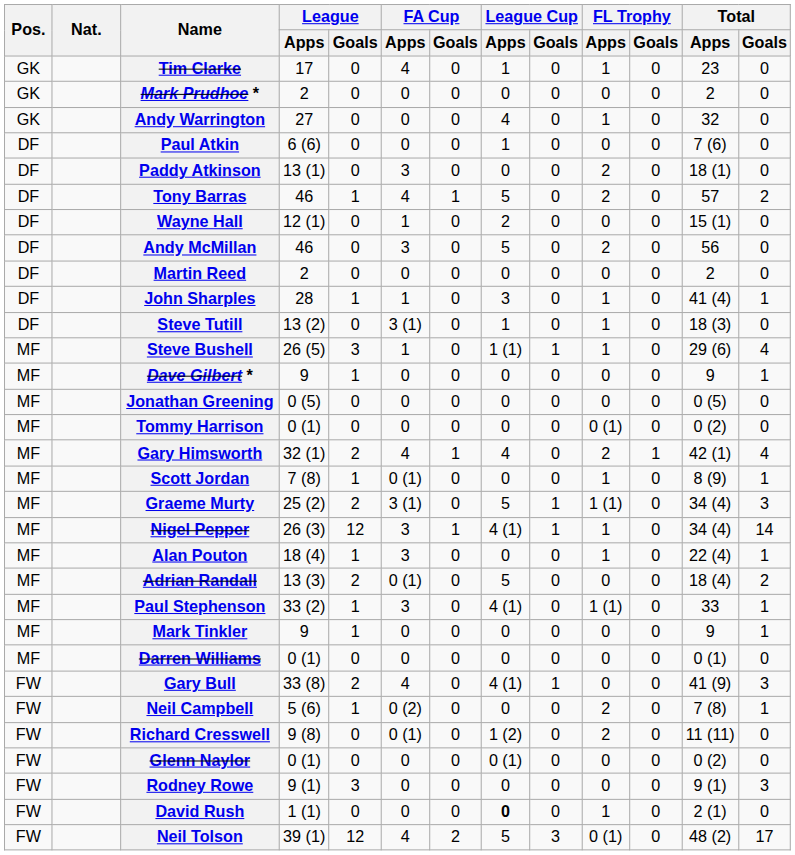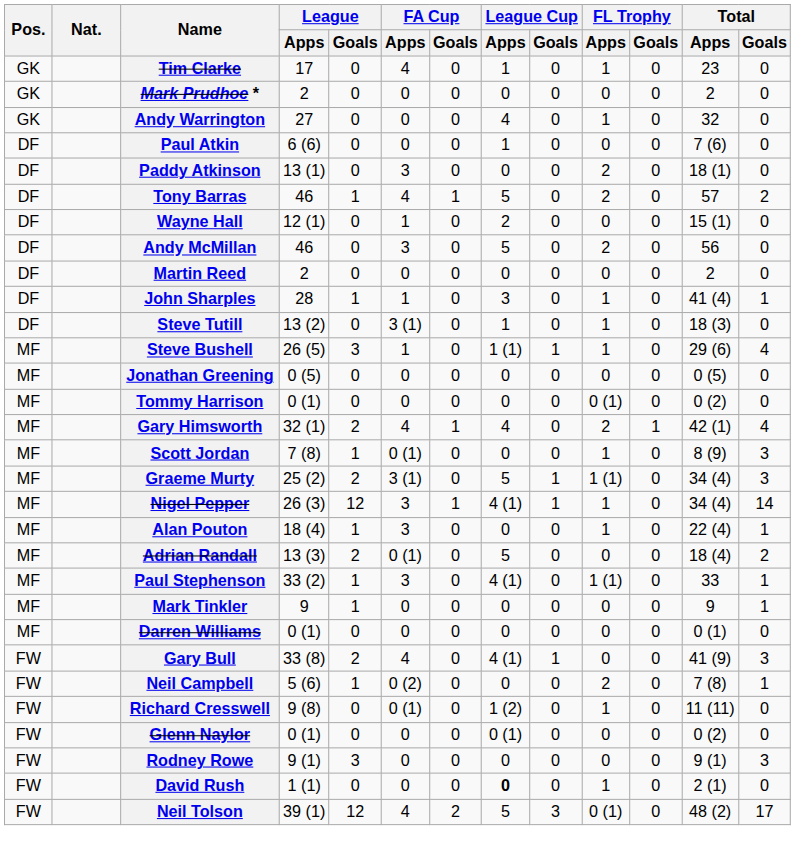- row: (200, 376)
(764, 478) 1 -> (764, 453) 3
(606, 734) 2 -> (606, 709) 1
